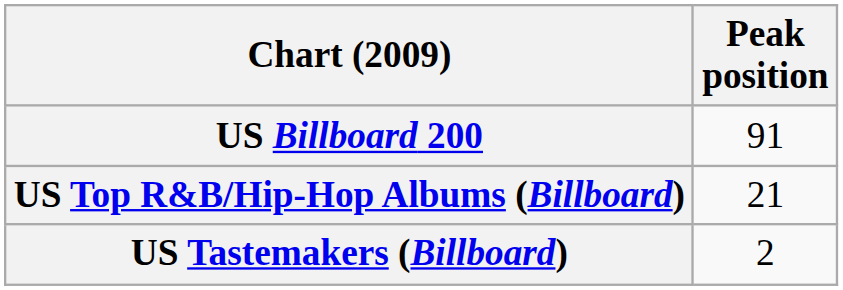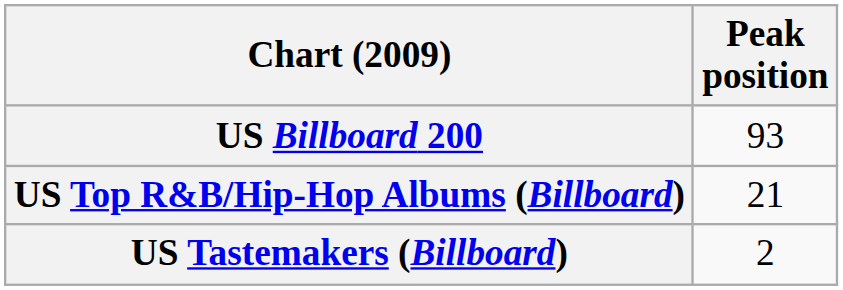(765, 135) 91 -> (765, 135) 93
